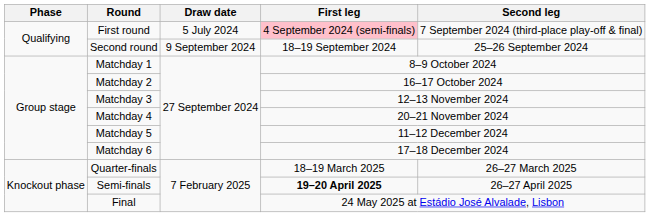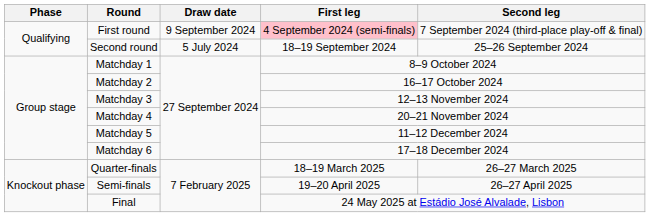(210, 30) 5 July 2024 -> (210, 30) 9 September 2024
(210, 47) 9 September 2024 -> (210, 47) 5 July 2024
(339, 185) bold -> (339, 185) normal
